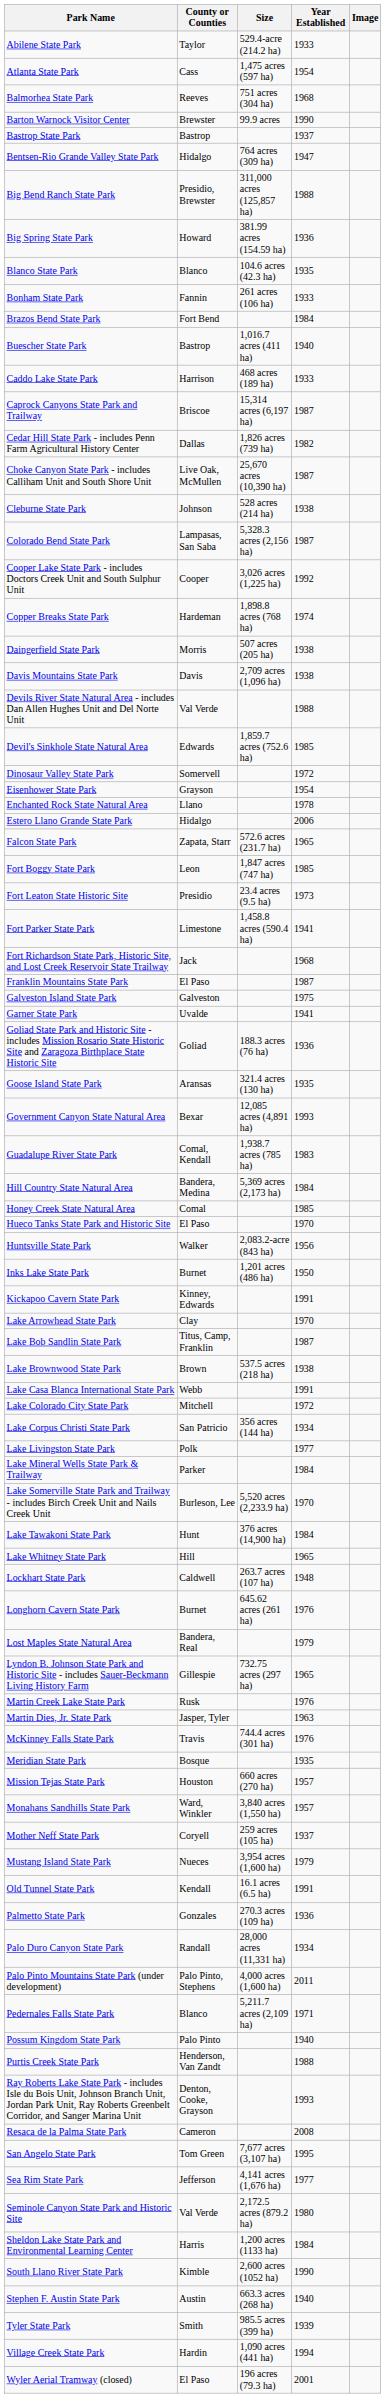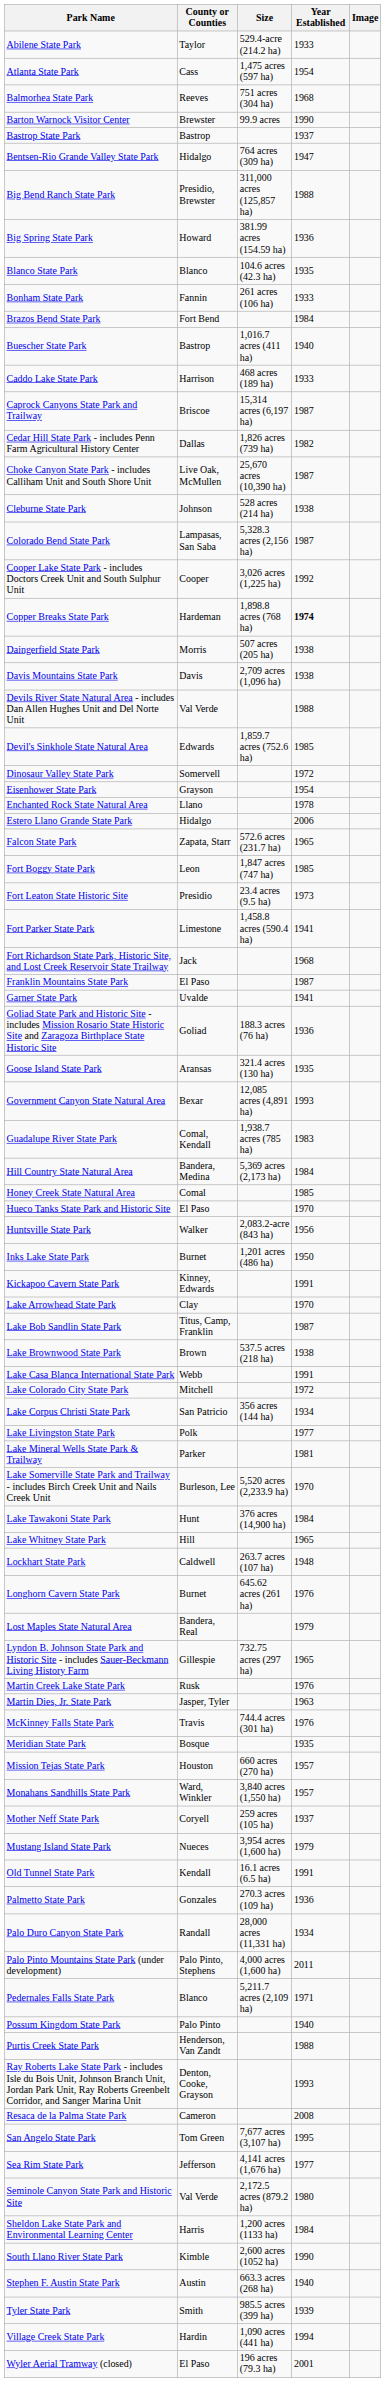(304, 617) normal -> (304, 617) bold
- row: (62, 998)
(304, 1470) 1984 -> (304, 1454) 1981
